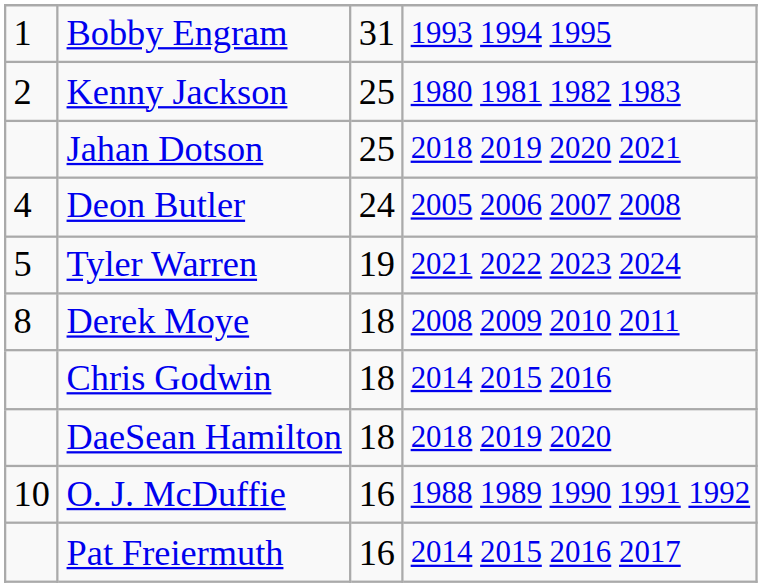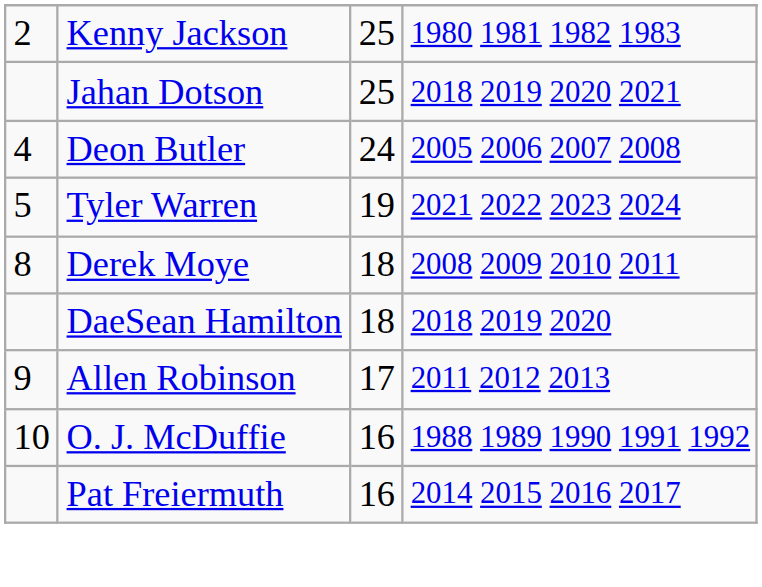- row: (177, 33)
- row: (169, 378)
+ row: (181, 378)
